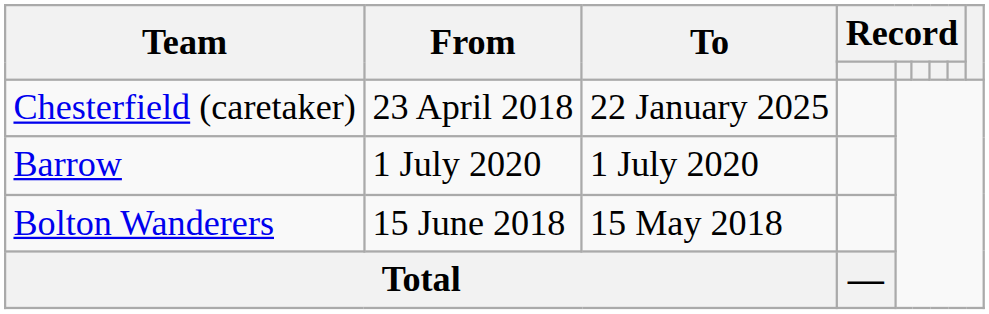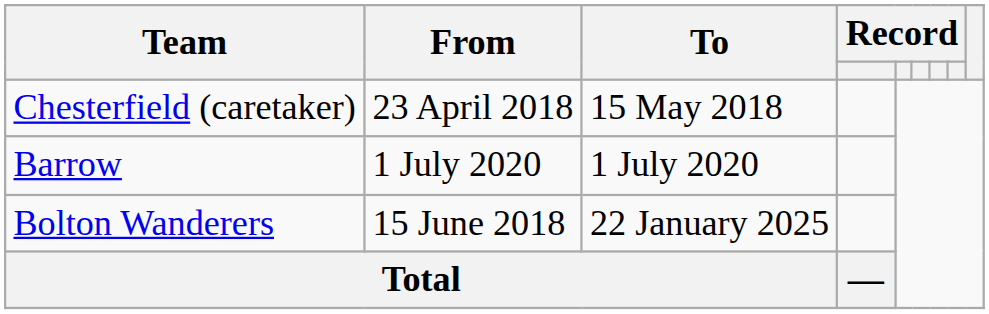(710, 107) 22 January 2025 -> (686, 107) 15 May 2018
(686, 221) 15 May 2018 -> (710, 221) 22 January 2025
